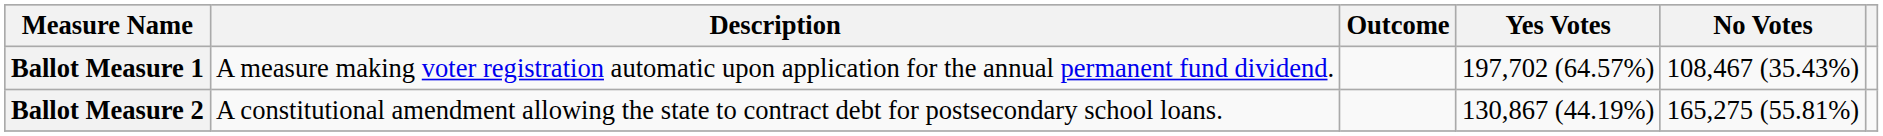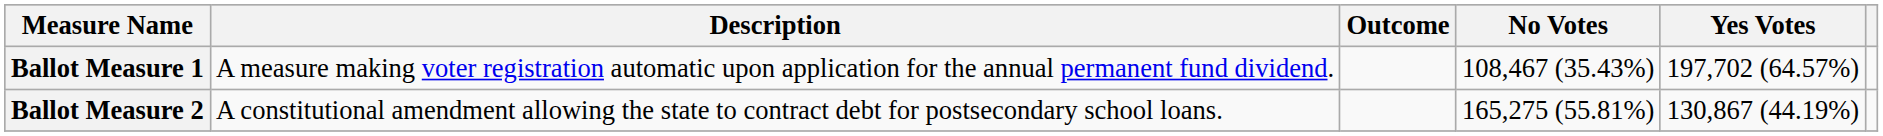columns swapped: (1558, 25) <-> (1763, 25)
